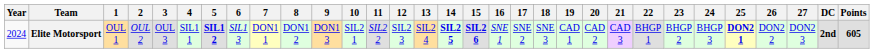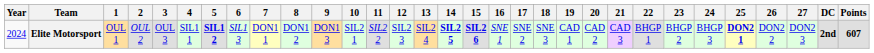(854, 34) 605 -> (854, 34) 607
